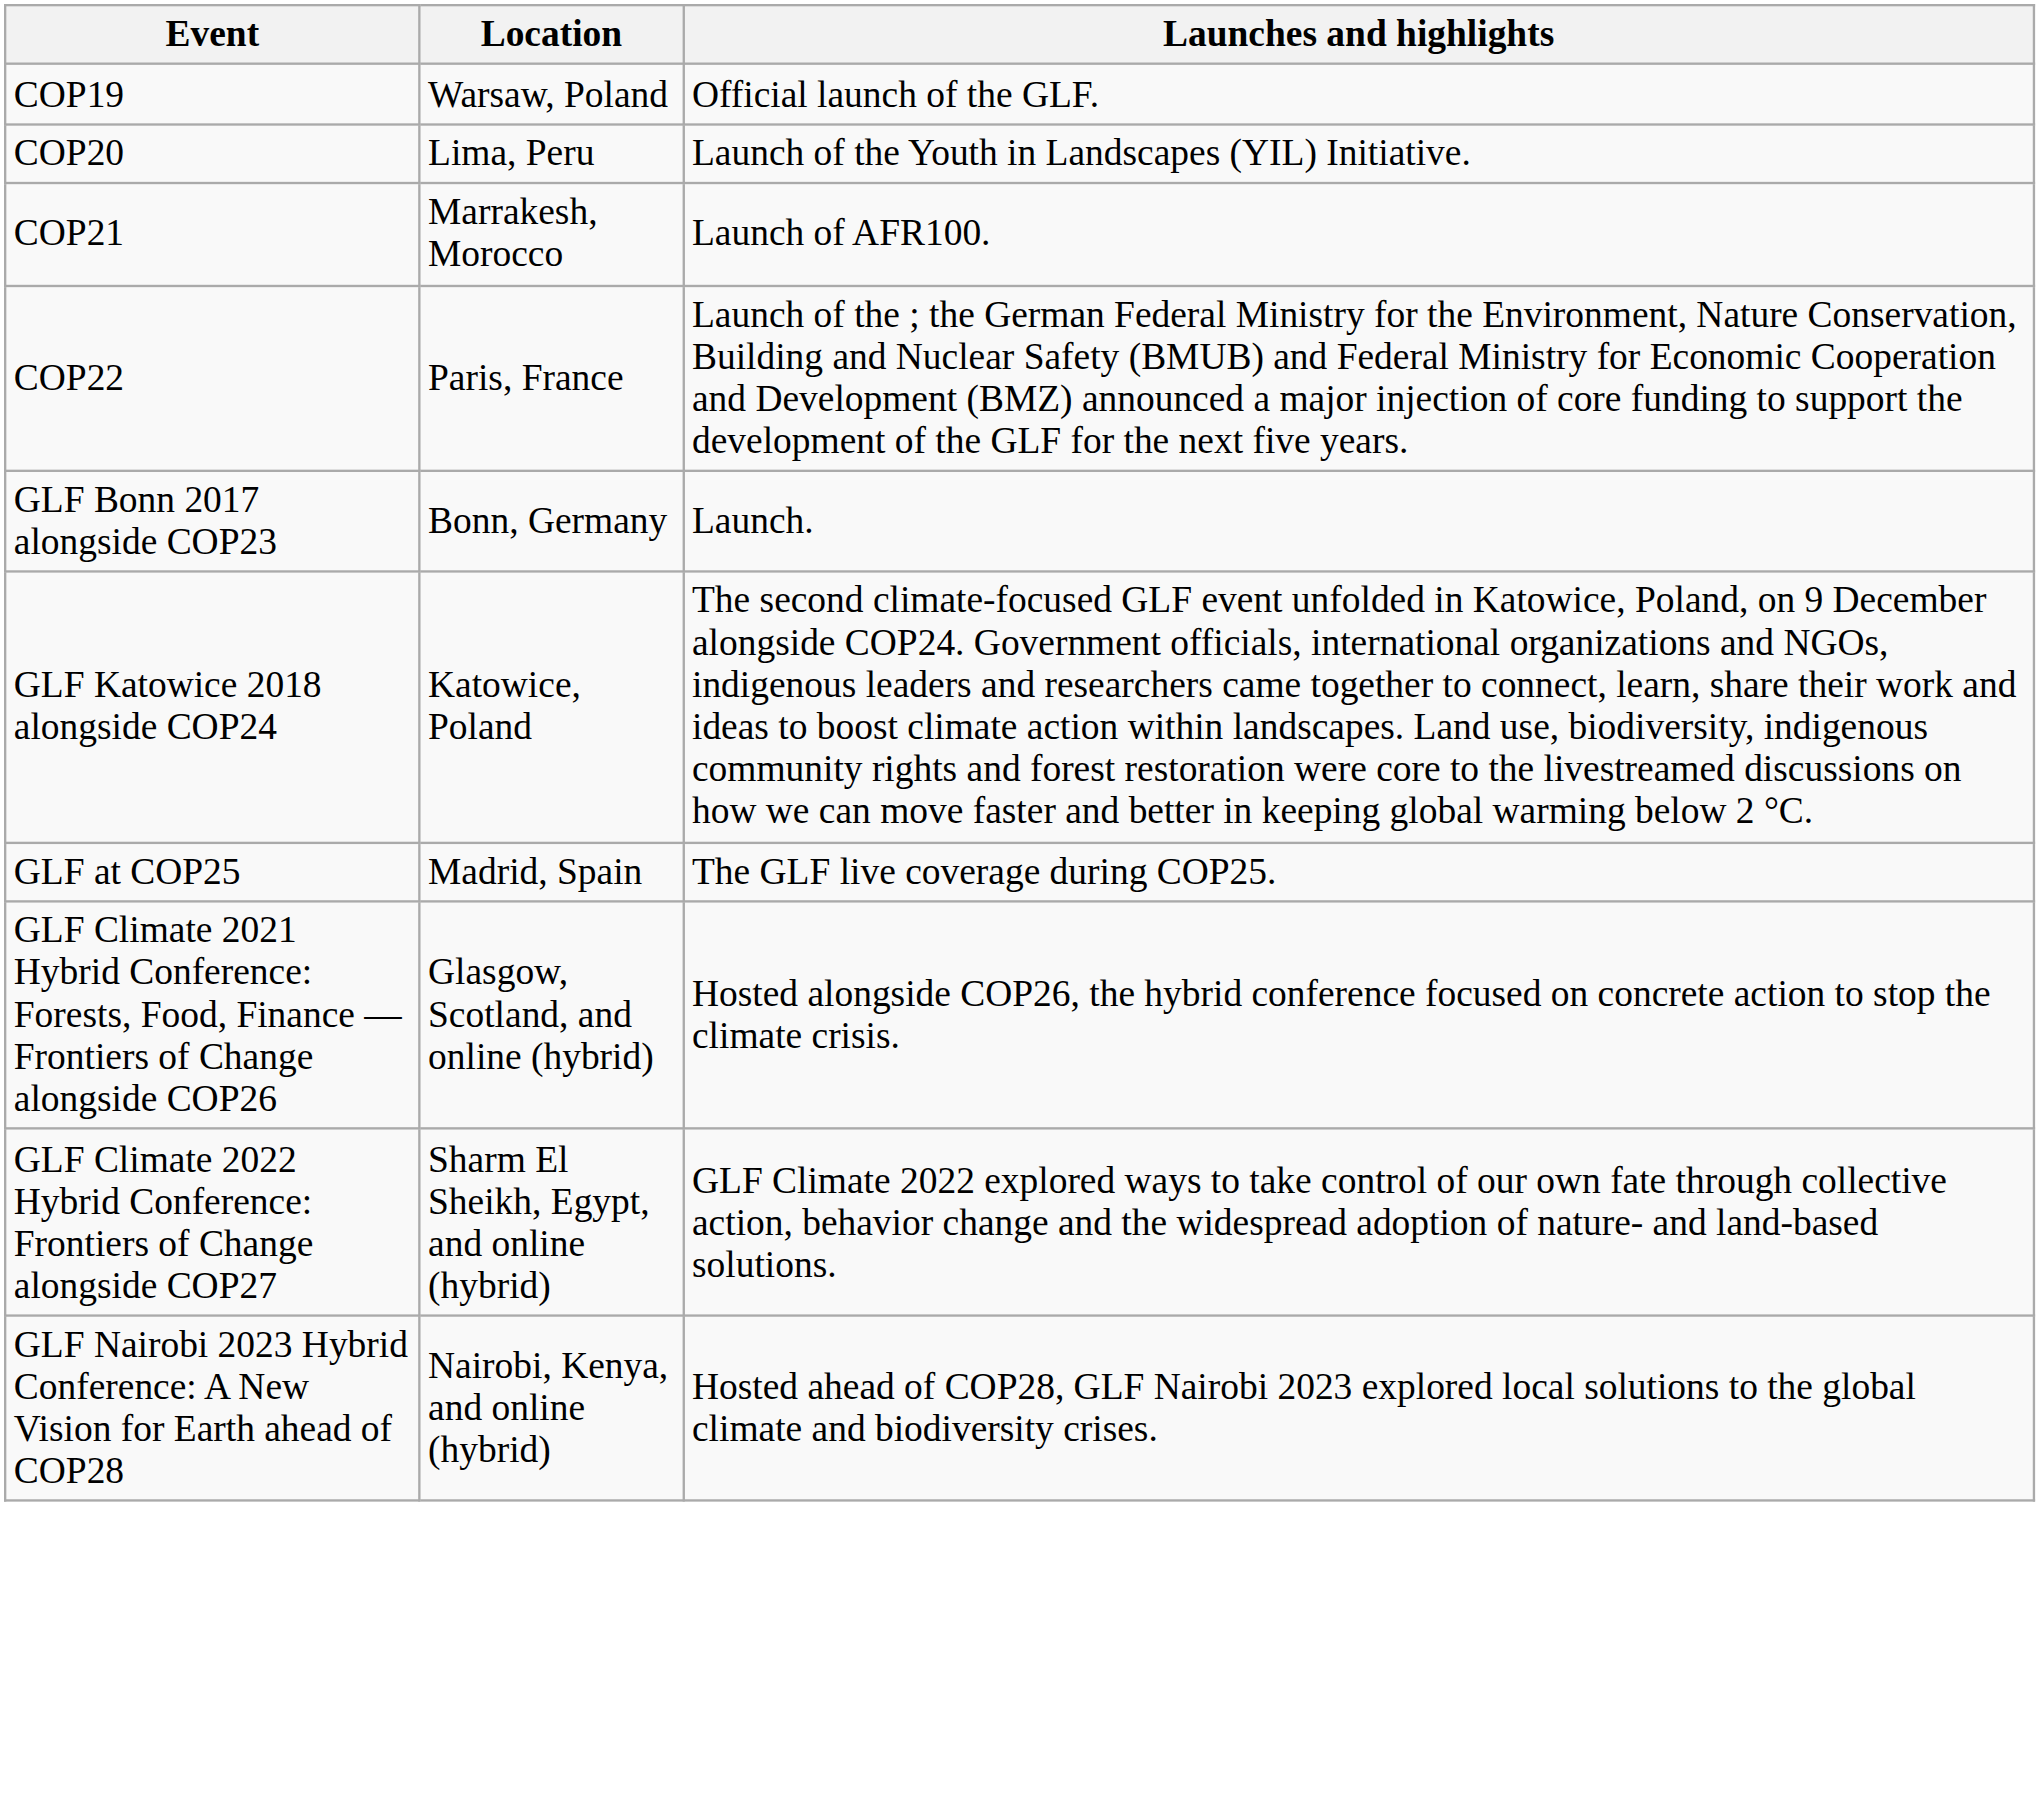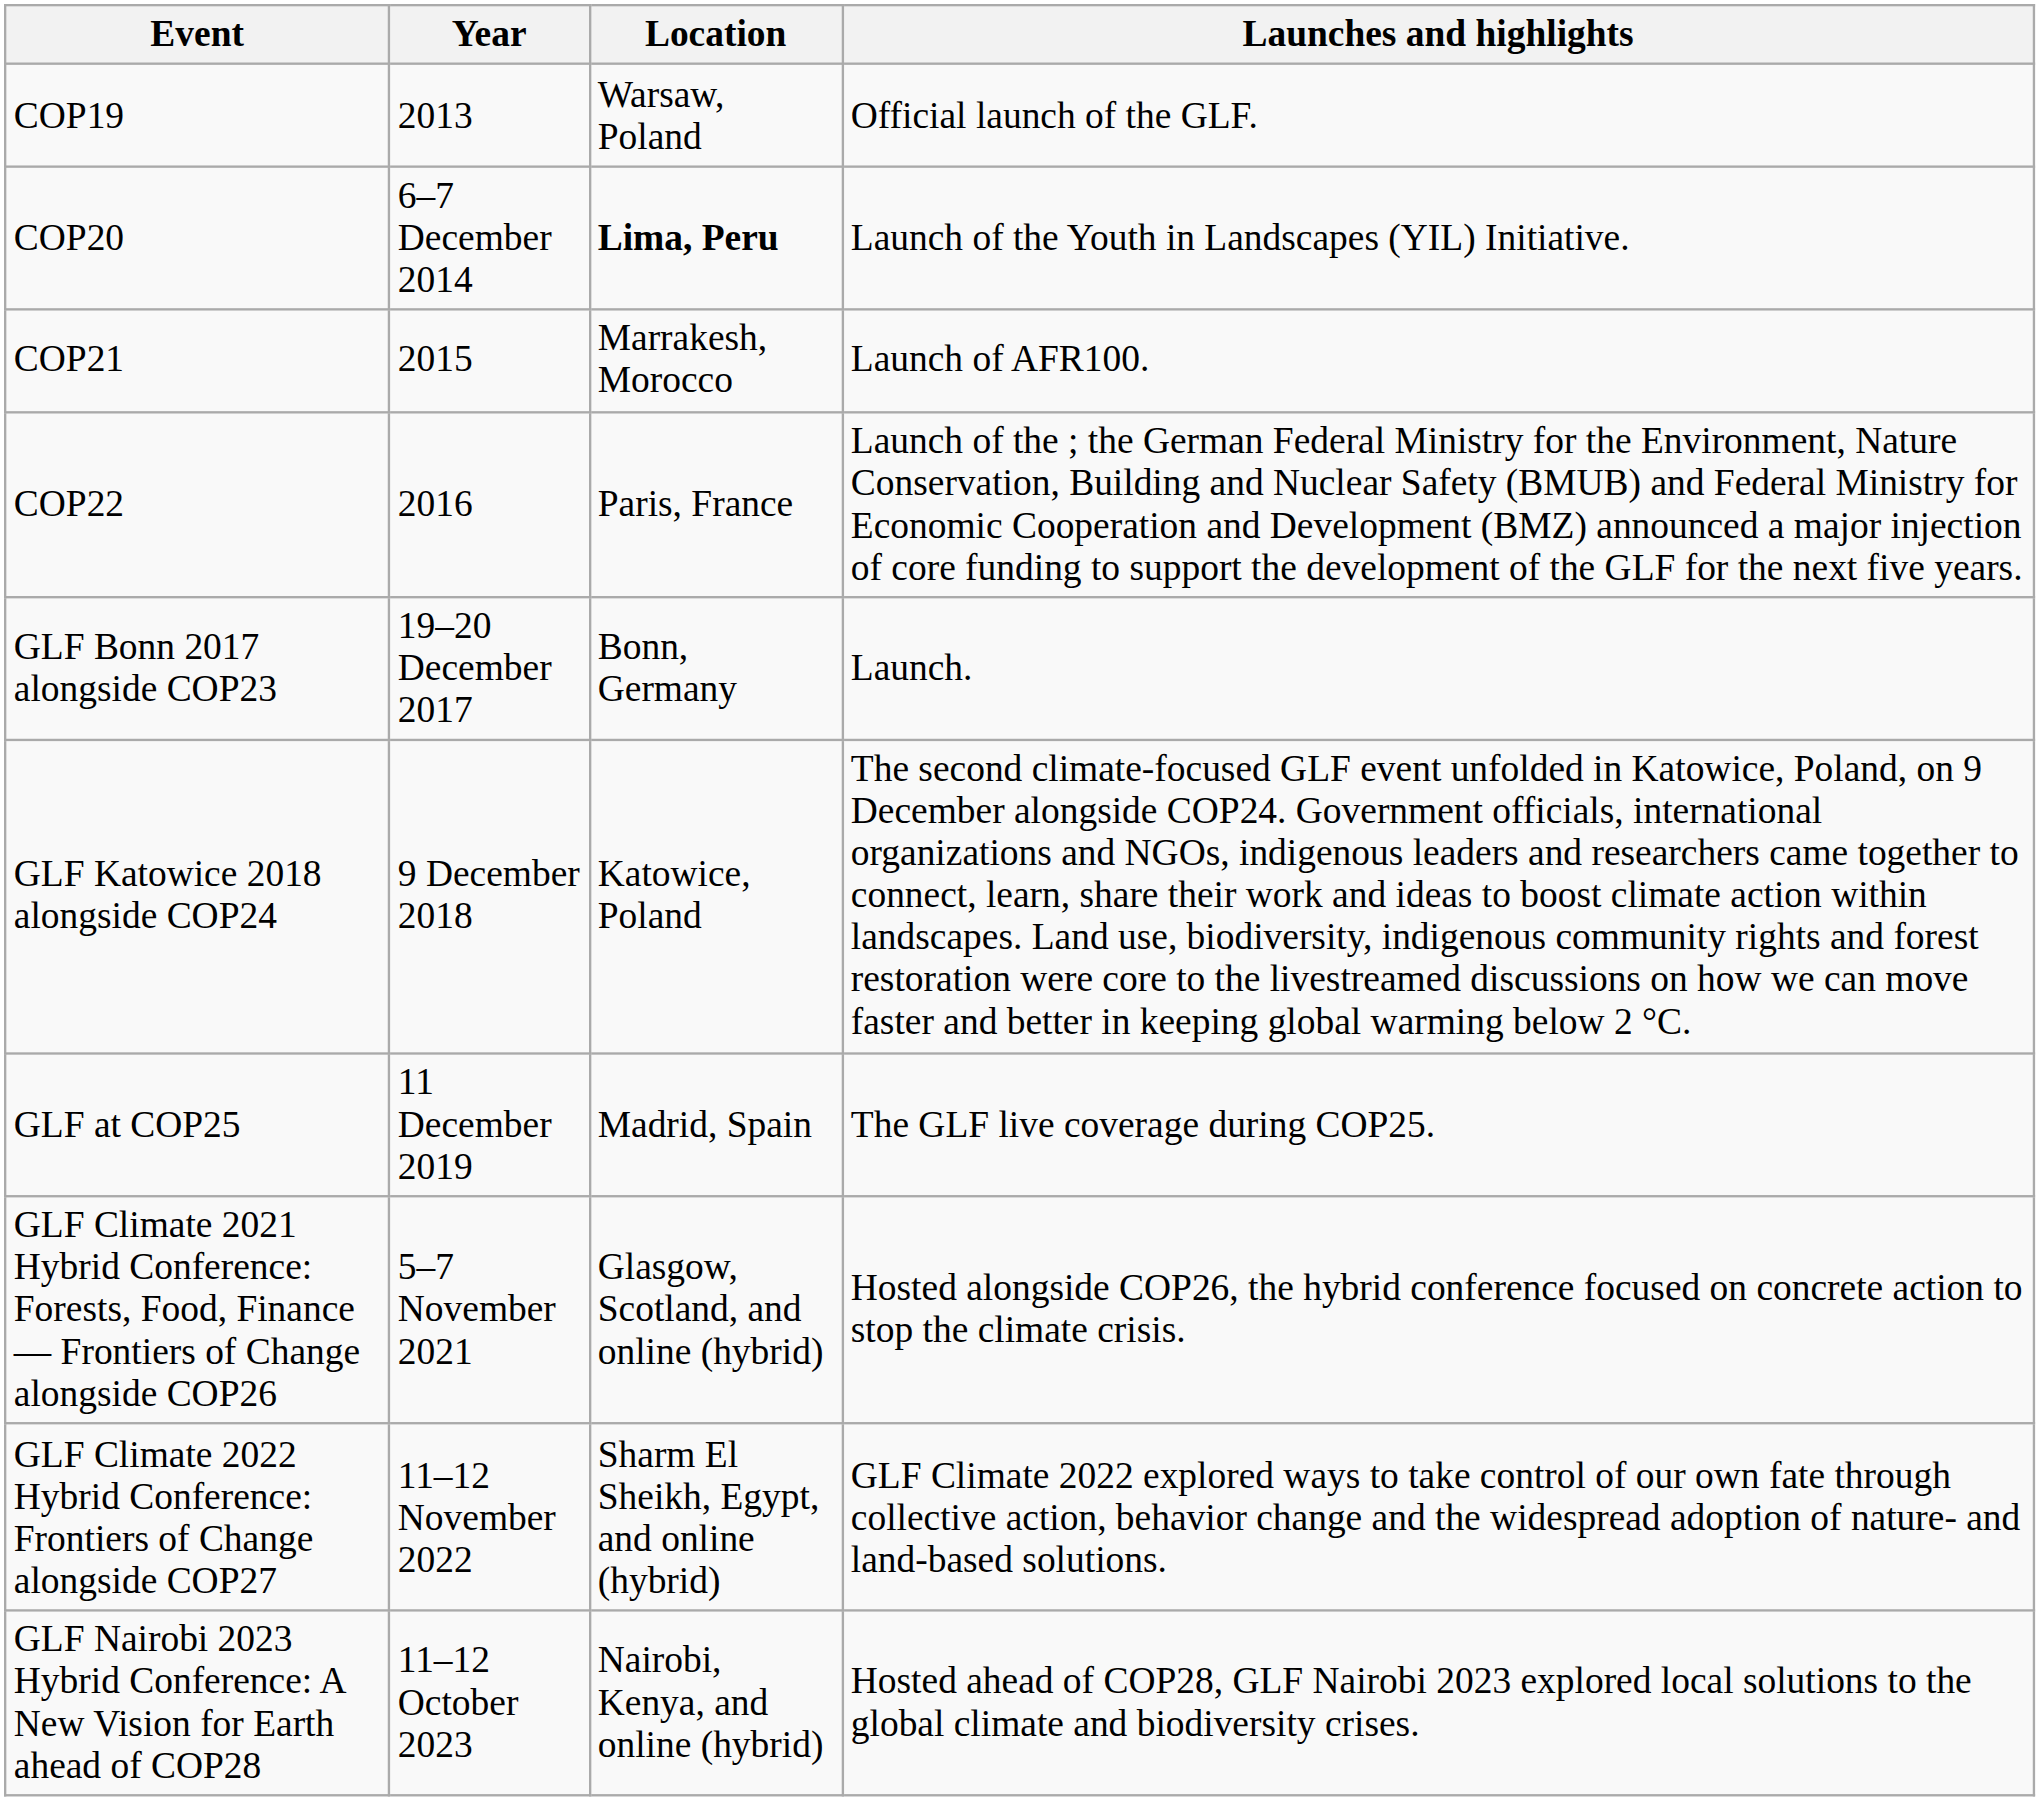+ column: (489, 34)
(511, 152) normal -> (688, 237) bold
